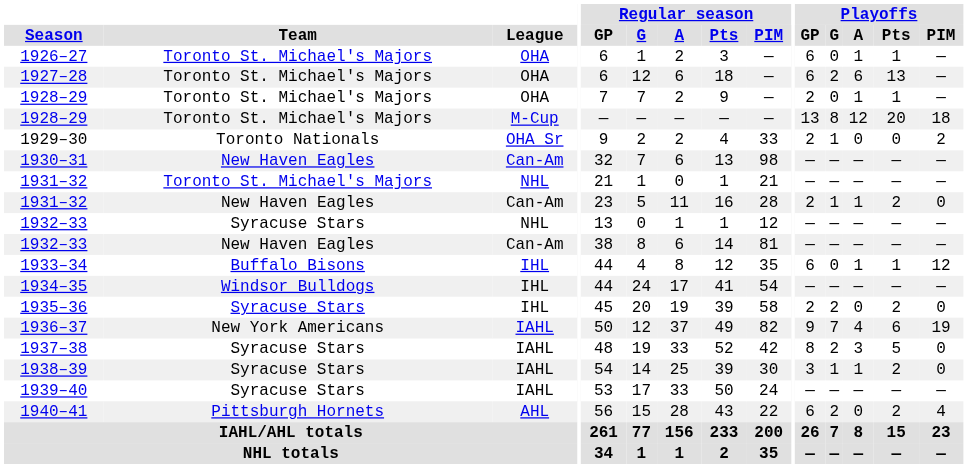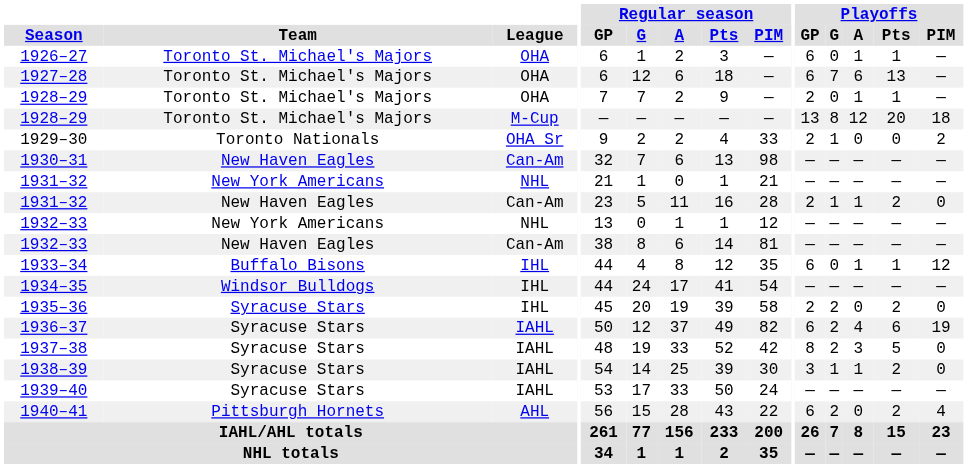(834, 77) 2 -> (834, 77) 7
(298, 182) Toronto St. Michael's Majors -> (298, 182) New York Americans
(298, 224) Syracuse Stars -> (298, 224) New York Americans
(298, 328) New York Americans -> (298, 328) Syracuse Stars
(810, 328) 9 -> (810, 328) 6
(834, 328) 7 -> (834, 328) 2
